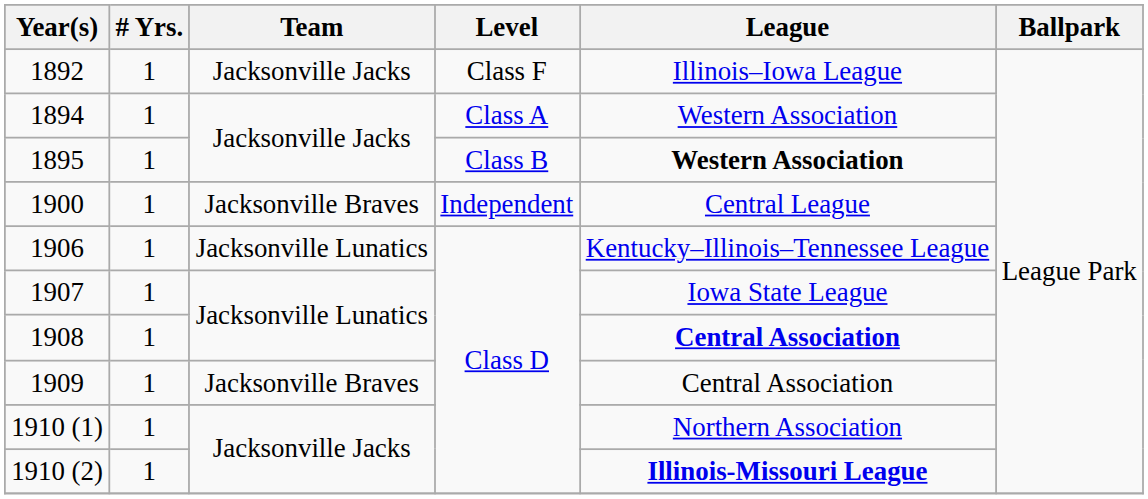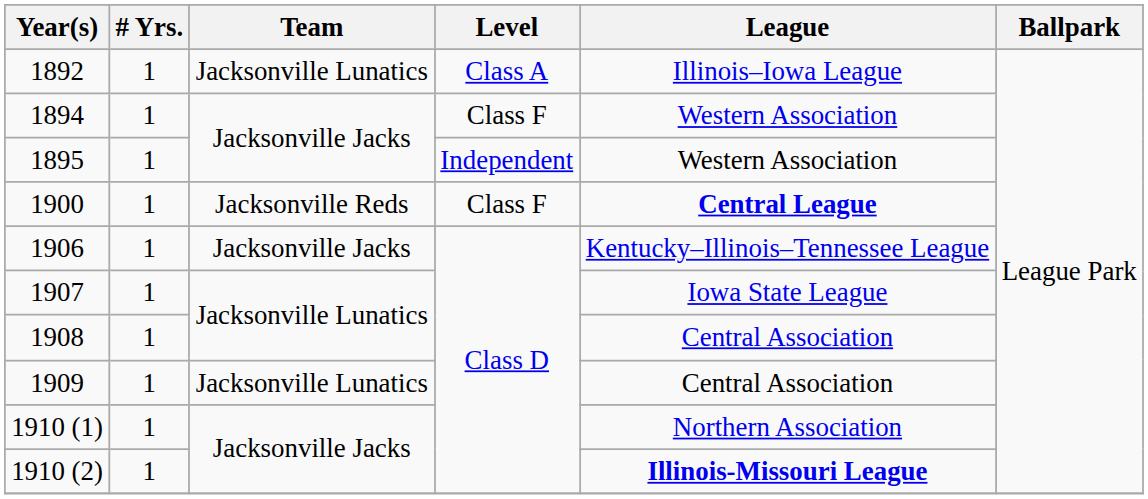(312, 71) Jacksonville Jacks -> (312, 71) Jacksonville Lunatics
(507, 71) Class F -> (507, 71) Class A
(507, 115) Class A -> (507, 115) Class F
(507, 159) Class B -> (507, 159) Independent
(787, 159) bold -> (787, 159) normal
(312, 204) Jacksonville Braves -> (312, 204) Jacksonville Reds
(507, 204) Independent -> (507, 204) Class F
(787, 204) normal -> (787, 204) bold
(312, 248) Jacksonville Lunatics -> (312, 248) Jacksonville Jacks
(787, 337) bold -> (787, 337) normal
(312, 381) Jacksonville Braves -> (312, 381) Jacksonville Lunatics
